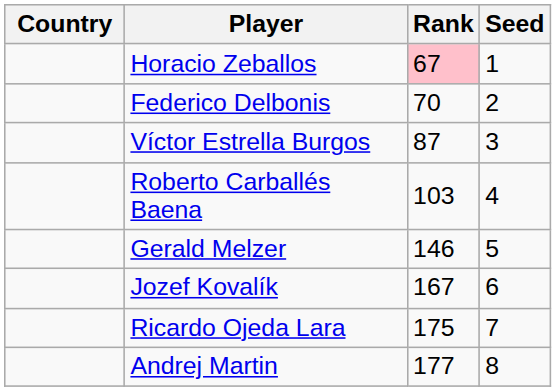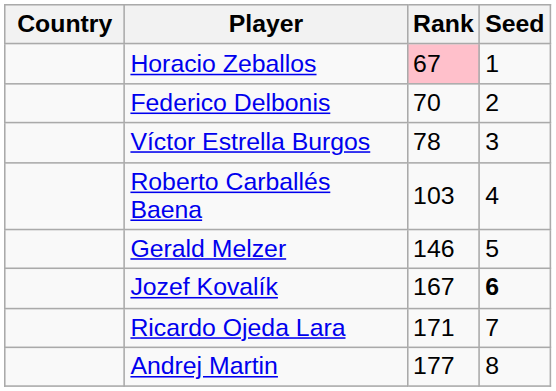(427, 142) 87 -> (427, 142) 78
(492, 288) normal -> (492, 288) bold
(434, 327) 175 -> (434, 327) 171
